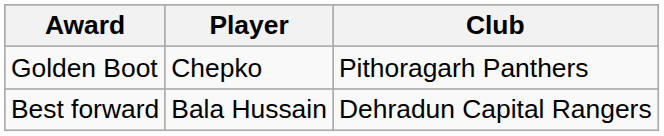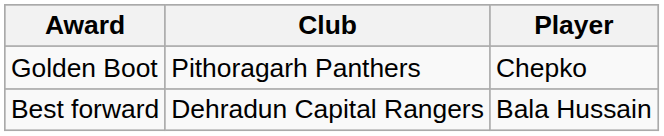columns swapped: (249, 25) <-> (495, 25)
